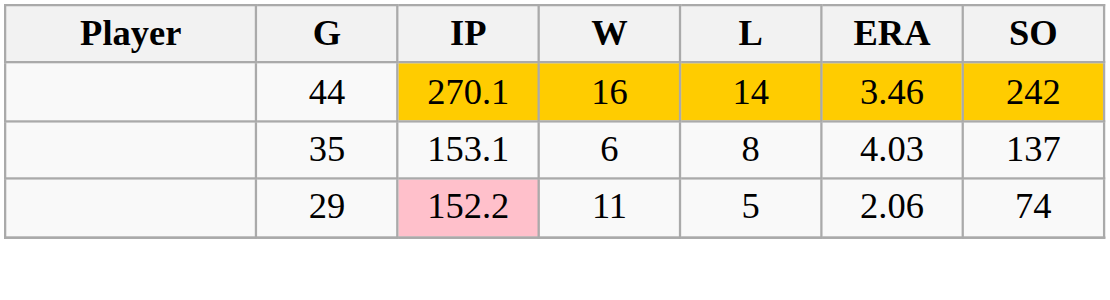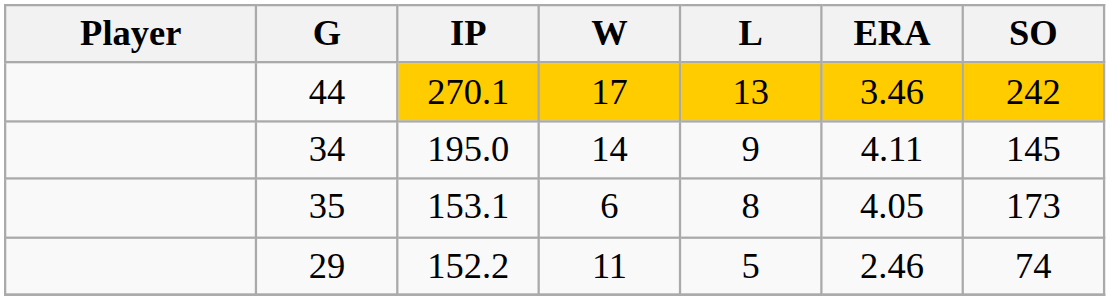(609, 91) 16 -> (609, 91) 17
(751, 91) 14 -> (751, 91) 13
+ row: (327, 149)
(892, 149) 4.03 -> (892, 206) 4.05
(1033, 149) 137 -> (1033, 206) 173
(468, 206) pink background -> (468, 264) no background
(892, 206) 2.06 -> (892, 264) 2.46
